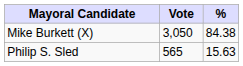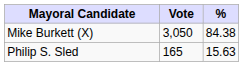(173, 52) 565 -> (173, 52) 165
